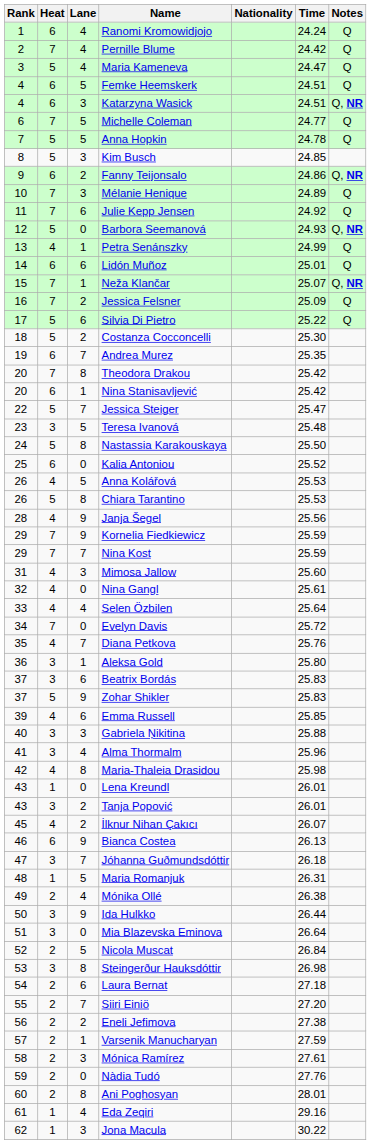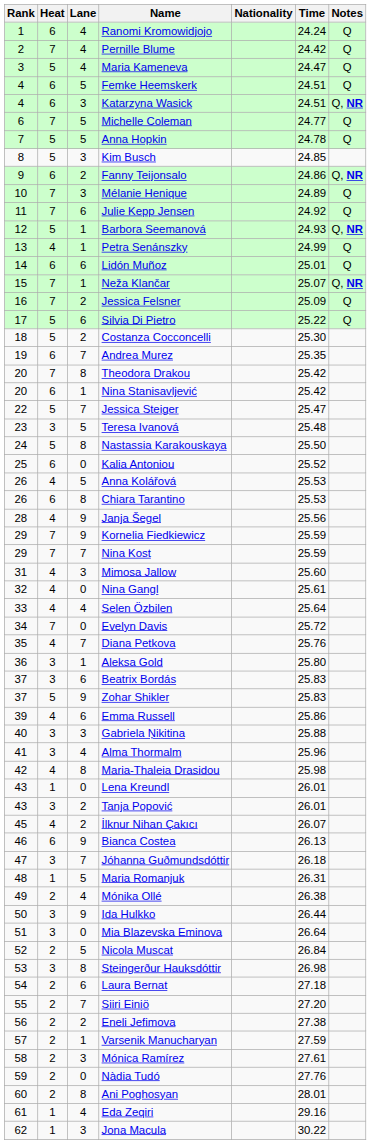(83, 229) 0 -> (83, 229) 1
(52, 499) 5 -> (52, 499) 6
(312, 716) 25.85 -> (312, 716) 25.86
